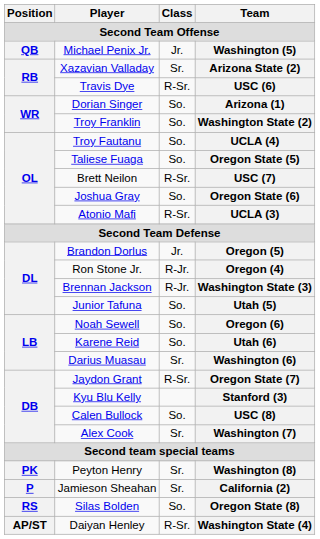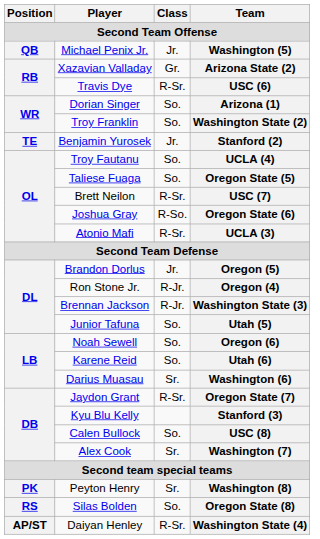(177, 68) Sr. -> (172, 68) Gr.
+ row: (105, 141)
(177, 196) So. -> (172, 214) R-So.
- row: (107, 488)
